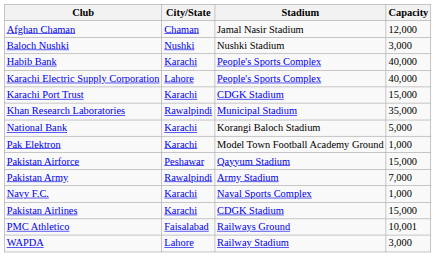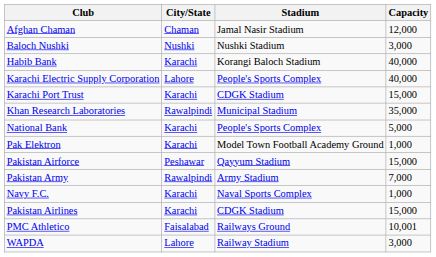(269, 62) People's Sports Complex -> (269, 62) Korangi Baloch Stadium
(269, 128) Korangi Baloch Stadium -> (269, 128) People's Sports Complex
